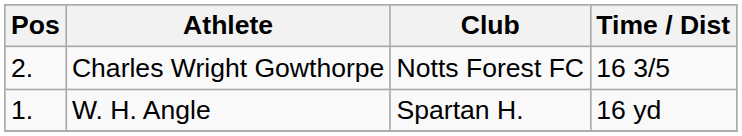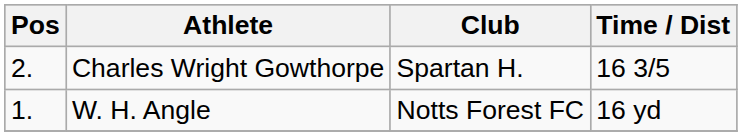(490, 67) Notts Forest FC -> (460, 67) Spartan H.
(460, 109) Spartan H. -> (490, 109) Notts Forest FC
